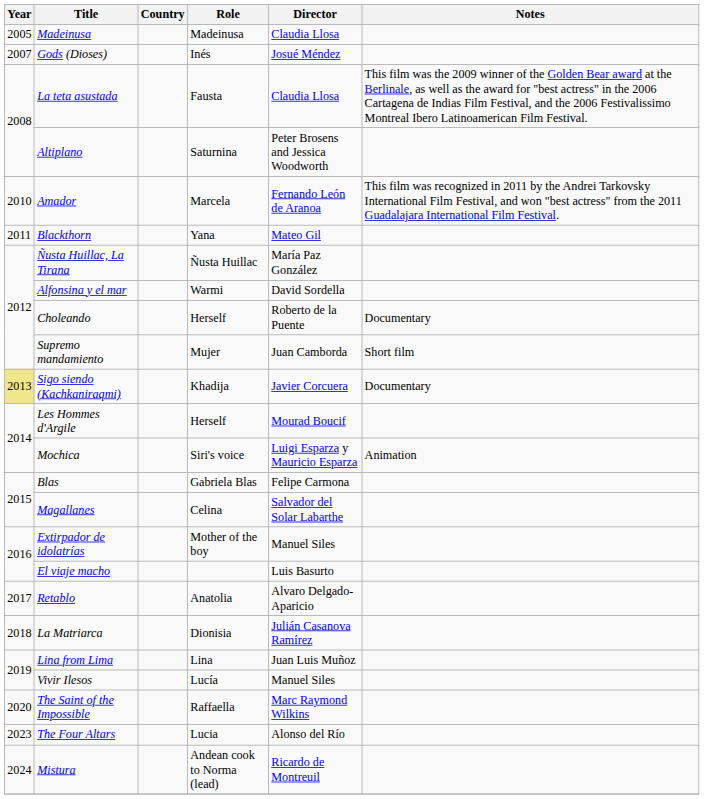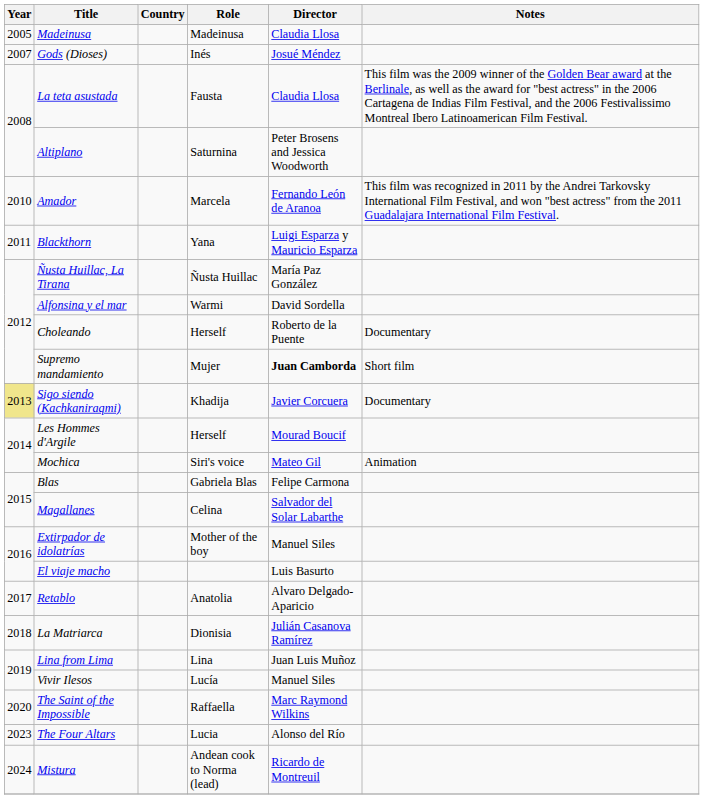(296, 235) Mateo Gil -> (314, 243) Luigi Esparza y Mauricio Esparza
(309, 352) normal -> (314, 366) bold
(314, 455) Luigi Esparza y Mauricio Esparza -> (296, 462) Mateo Gil
